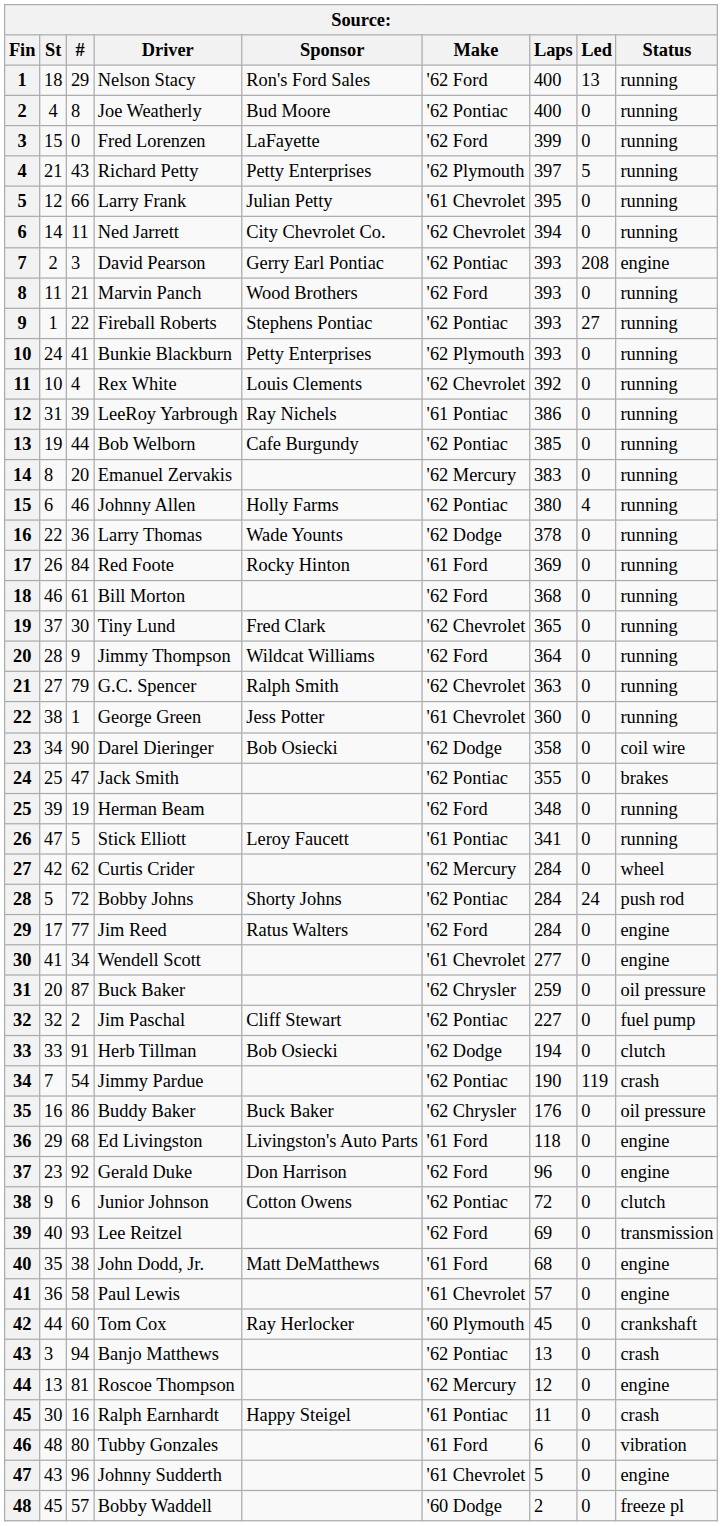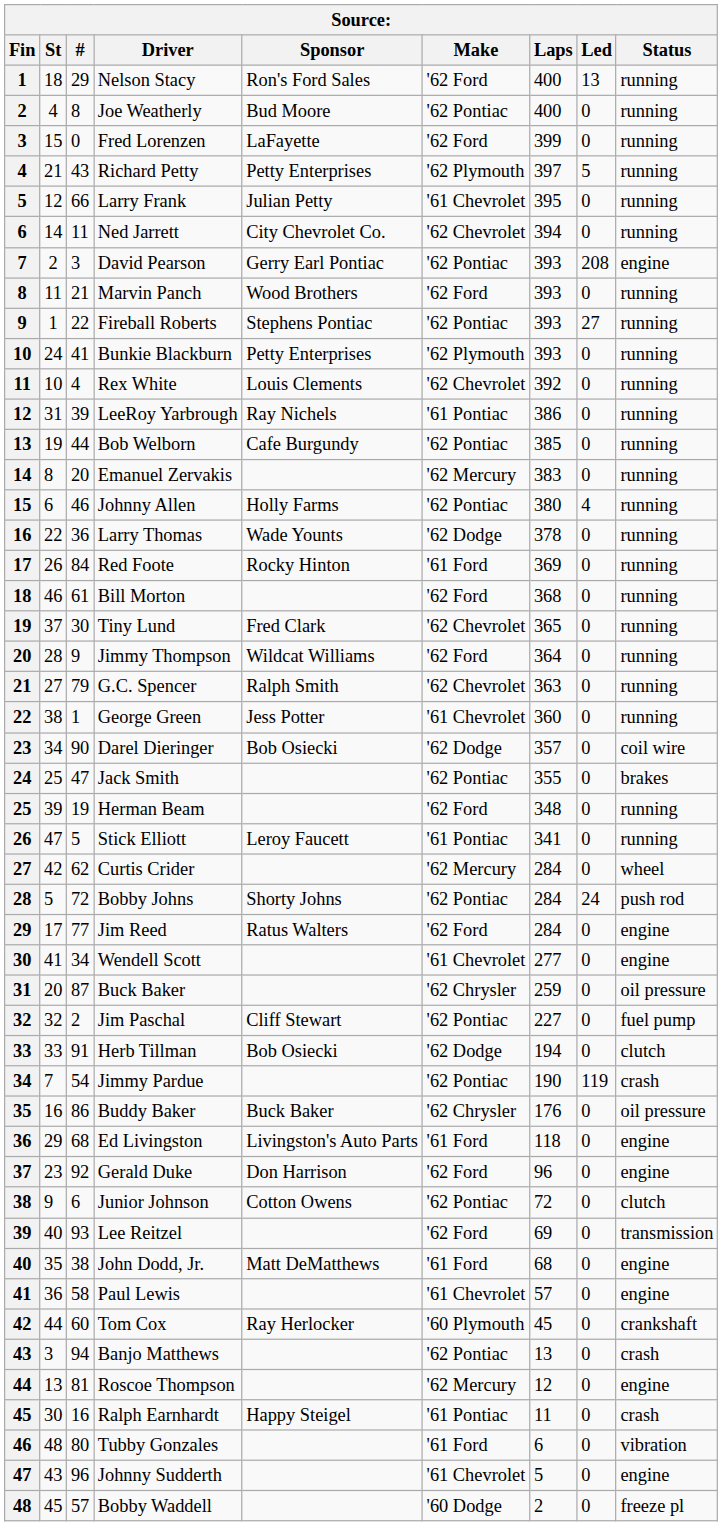(548, 747) 358 -> (548, 747) 357
